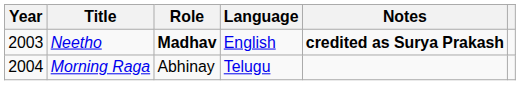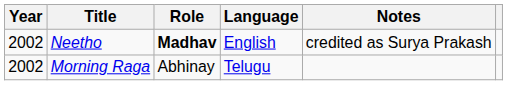(26, 42) 2003 -> (26, 42) 2002
(405, 42) bold -> (399, 42) normal
(26, 67) 2004 -> (26, 67) 2002
